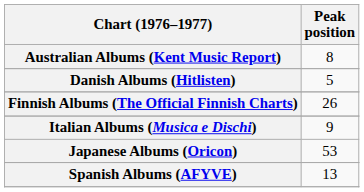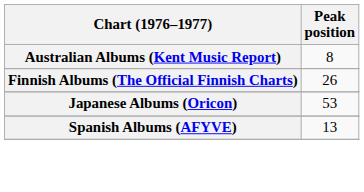- row: (153, 80)
- row: (153, 127)
